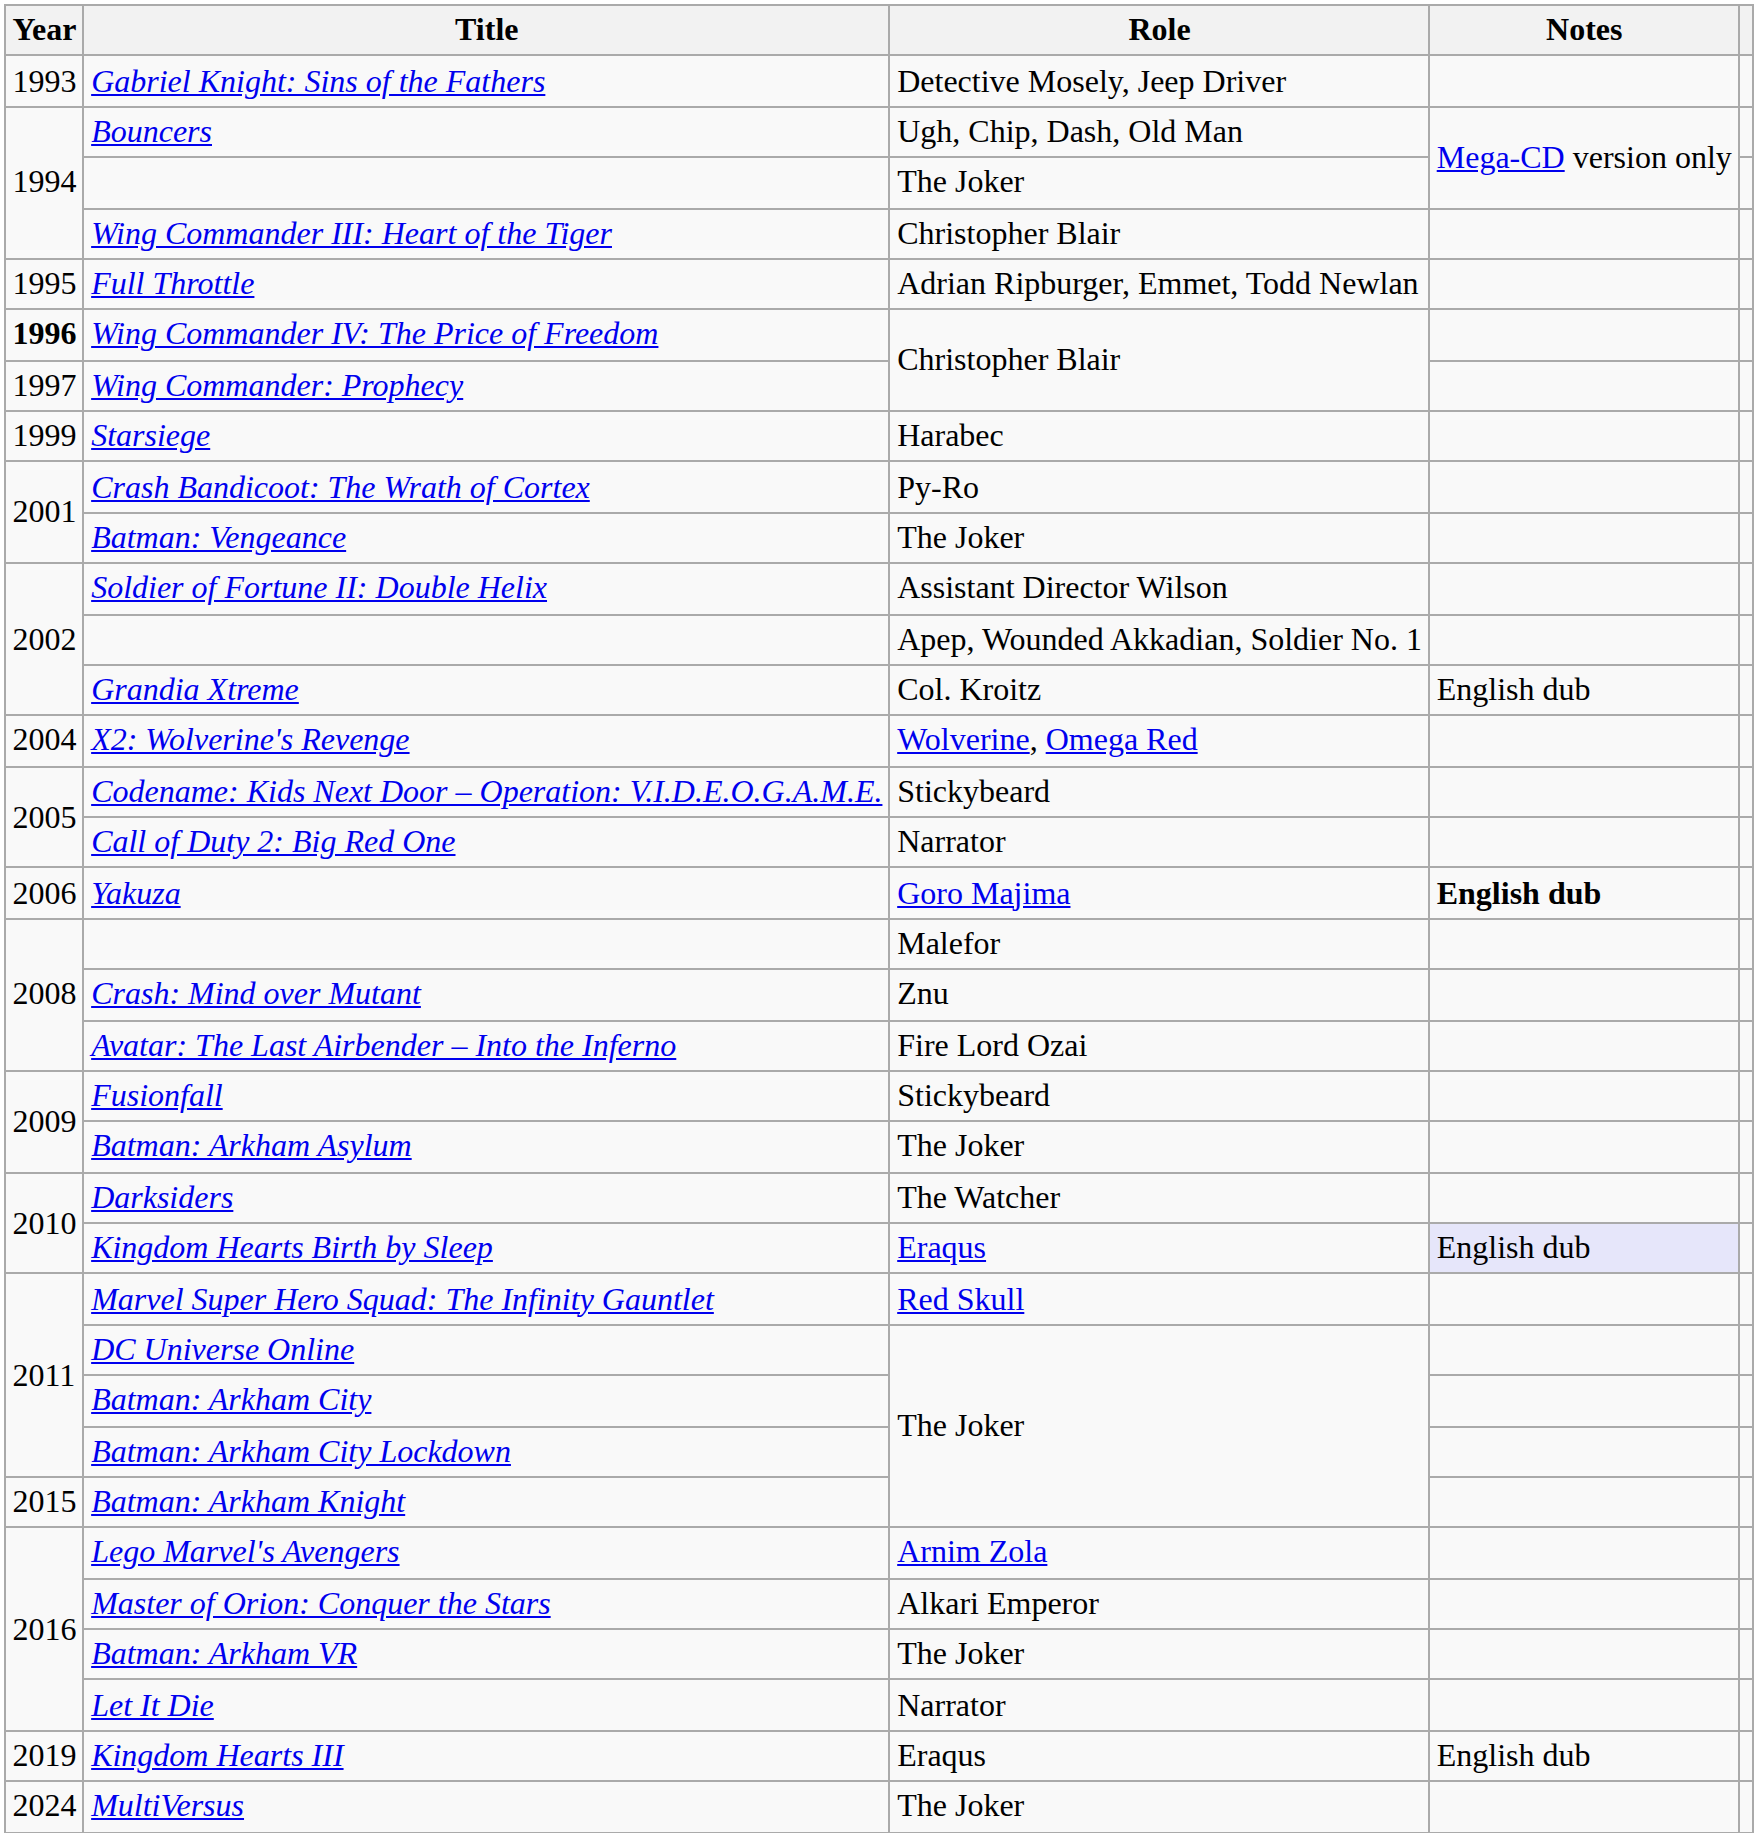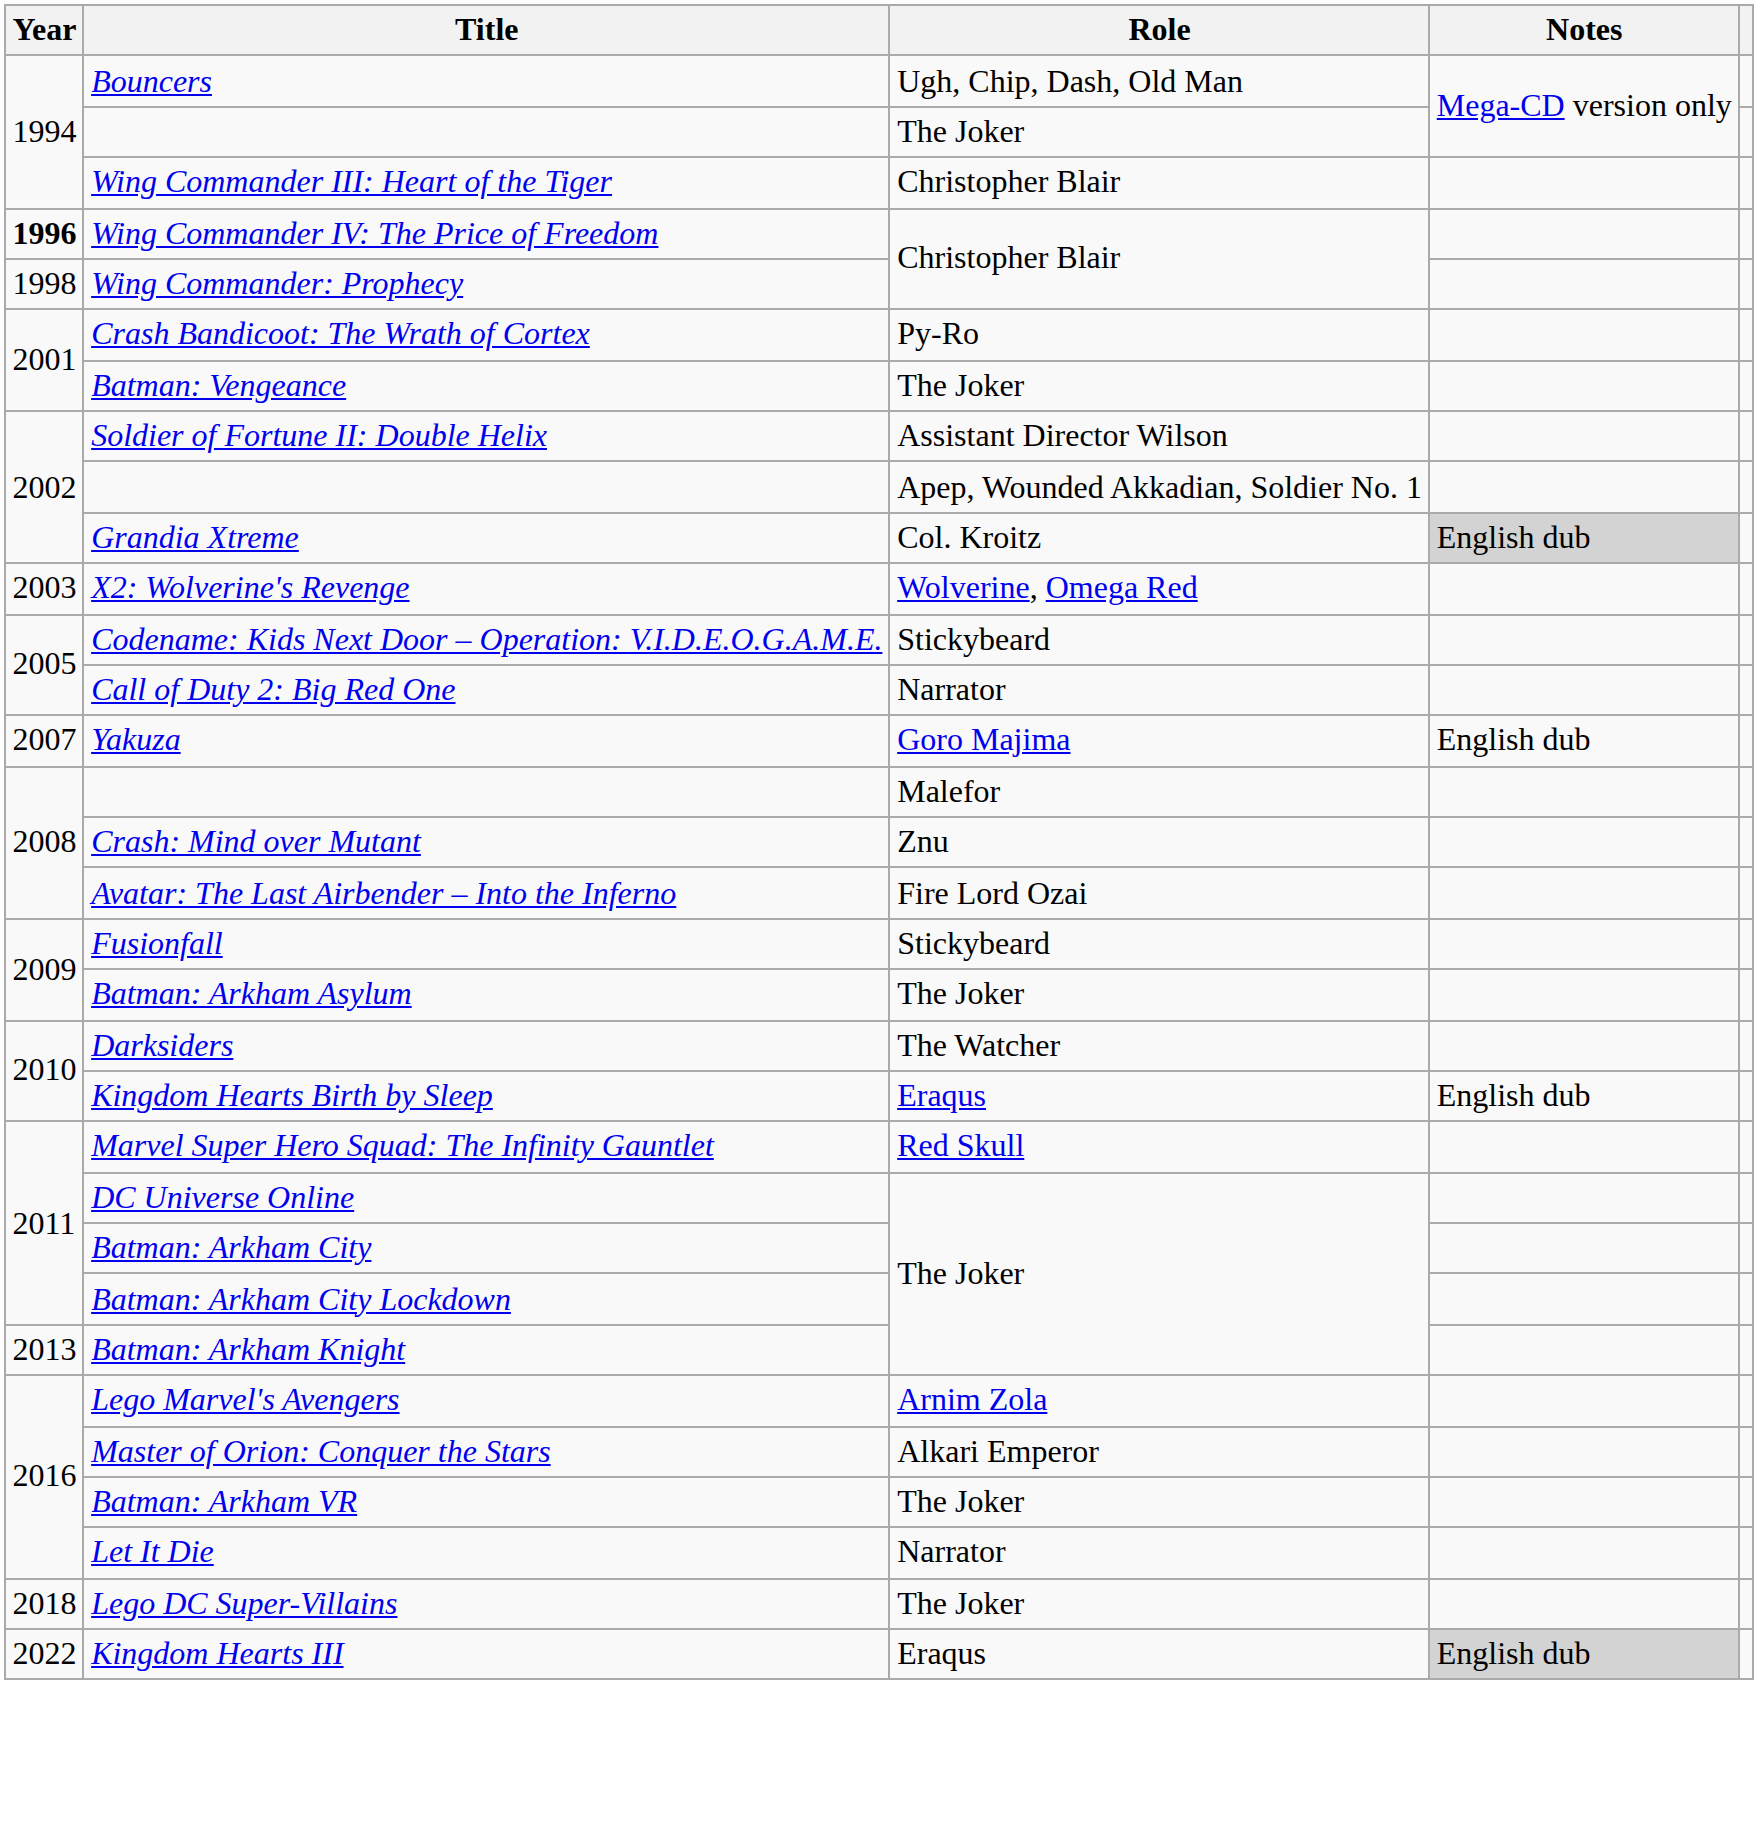- row: (318, 80)
- row: (173, 283)
(44, 385) 1997 -> (44, 283) 1998
- row: (151, 435)
(1514, 689) no background -> (1514, 537) lightgrey background
(44, 740) 2004 -> (44, 588) 2003
(44, 892) 2006 -> (44, 740) 2007
(1519, 892) bold -> (1514, 740) normal
(1514, 1247) lavender background -> (1514, 1095) no background
(44, 1501) 2015 -> (44, 1349) 2013
+ row: (244, 1603)
(44, 1755) 2019 -> (44, 1653) 2022
(1514, 1755) no background -> (1514, 1653) lightgrey background
- row: (168, 1806)
